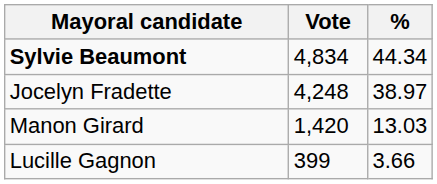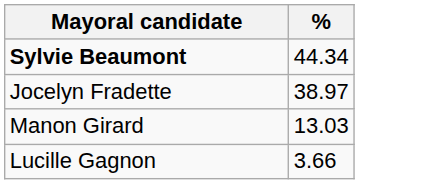- column: (328, 21)
